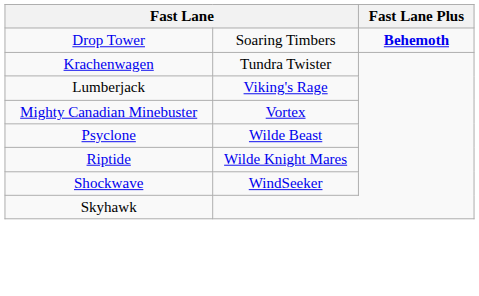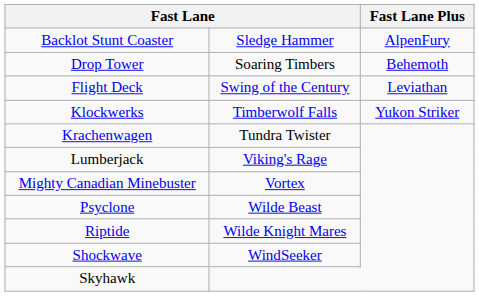+ row: (107, 40)
(416, 40) bold -> (417, 64) normal
+ row: (107, 87)
+ row: (107, 111)
